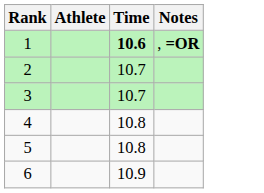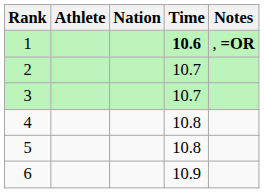+ column: (137, 17)
